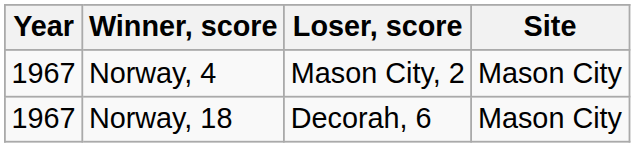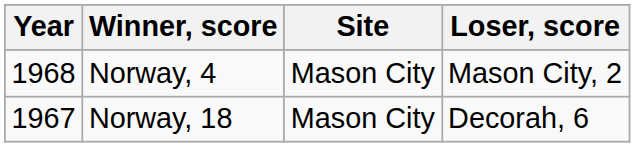columns swapped: (378, 27) <-> (550, 27)
(44, 73) 1967 -> (44, 73) 1968
